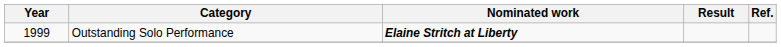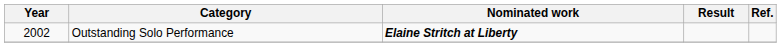(37, 32) 1999 -> (37, 32) 2002
